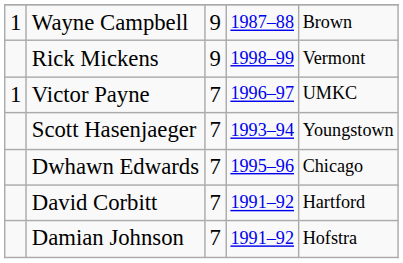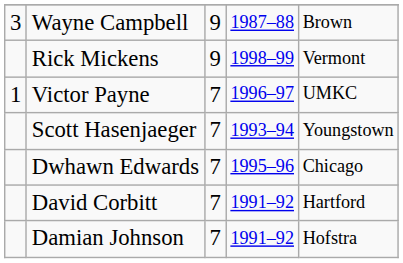(16, 22) 1 -> (16, 22) 3
